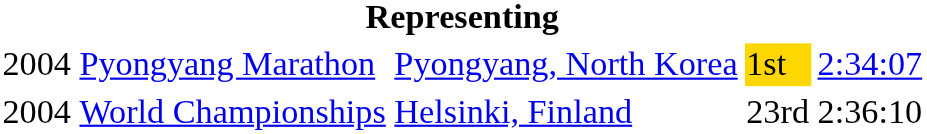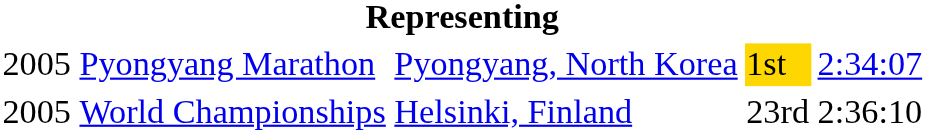(37, 64) 2004 -> (37, 64) 2005
(37, 111) 2004 -> (37, 111) 2005
